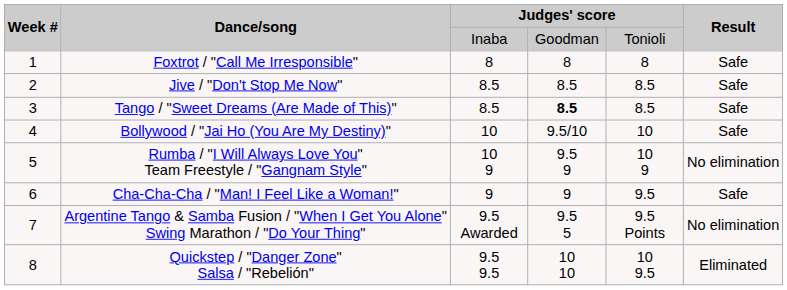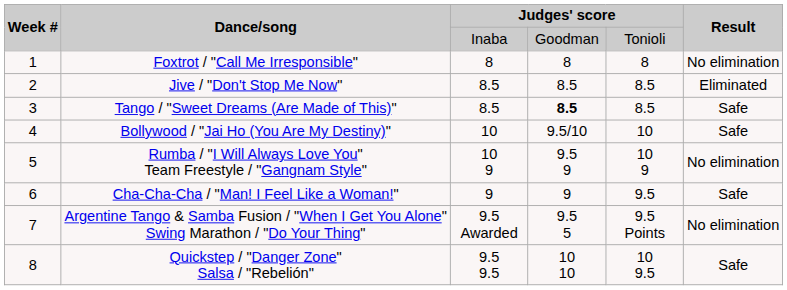(733, 62) Safe -> (733, 62) No elimination
(733, 85) Safe -> (733, 85) Eliminated
(733, 264) Eliminated -> (733, 264) Safe
